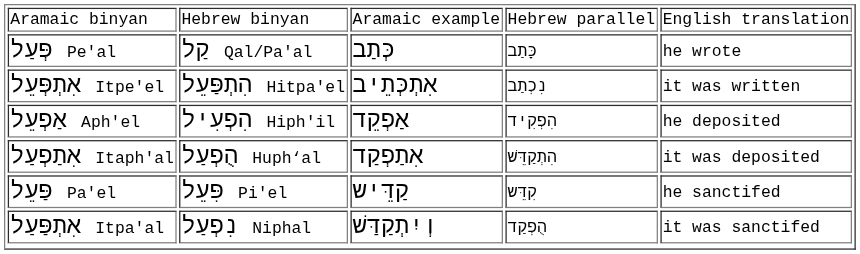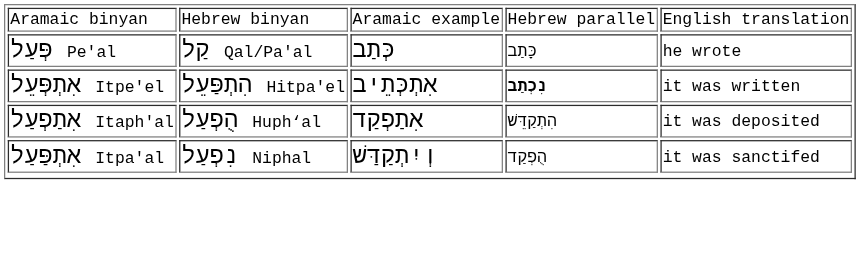(527, 86) normal -> (527, 86) bold
- row: (75, 121)
- row: (63, 192)
